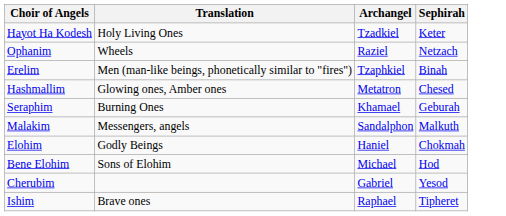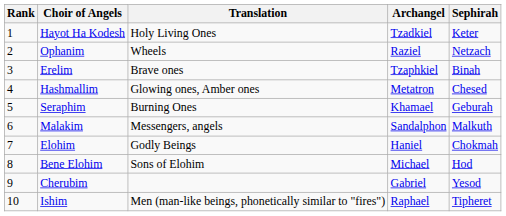+ column: (21, 13)
(225, 70) Men (man-like beings, phonetically similar to "fires") -> (157, 70) Brave ones
(124, 201) Brave ones -> (258, 201) Men (man-like beings, phonetically similar to "fires")
